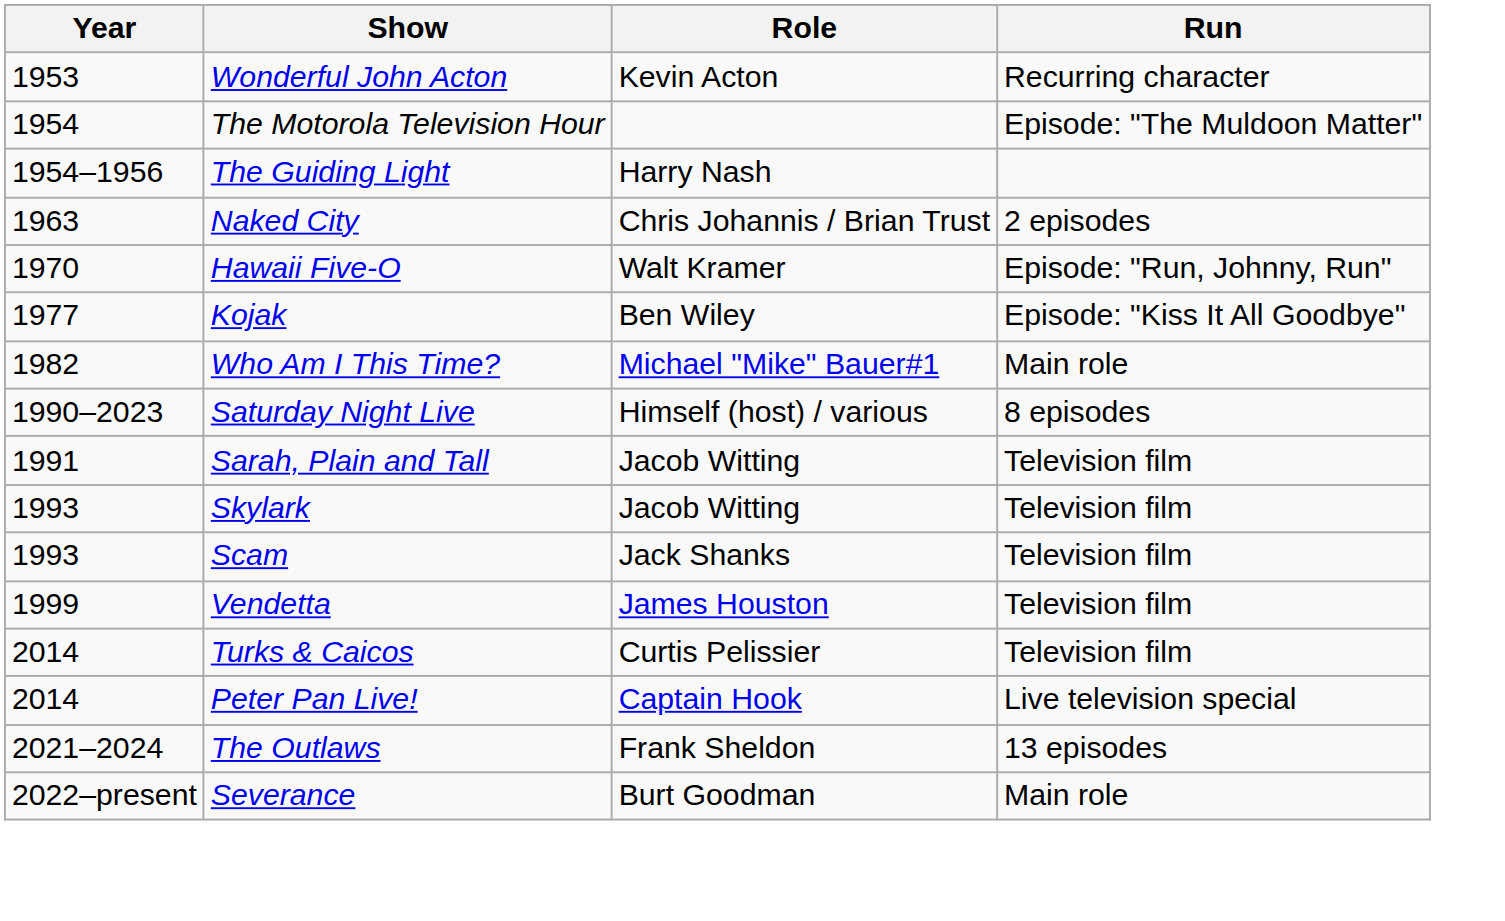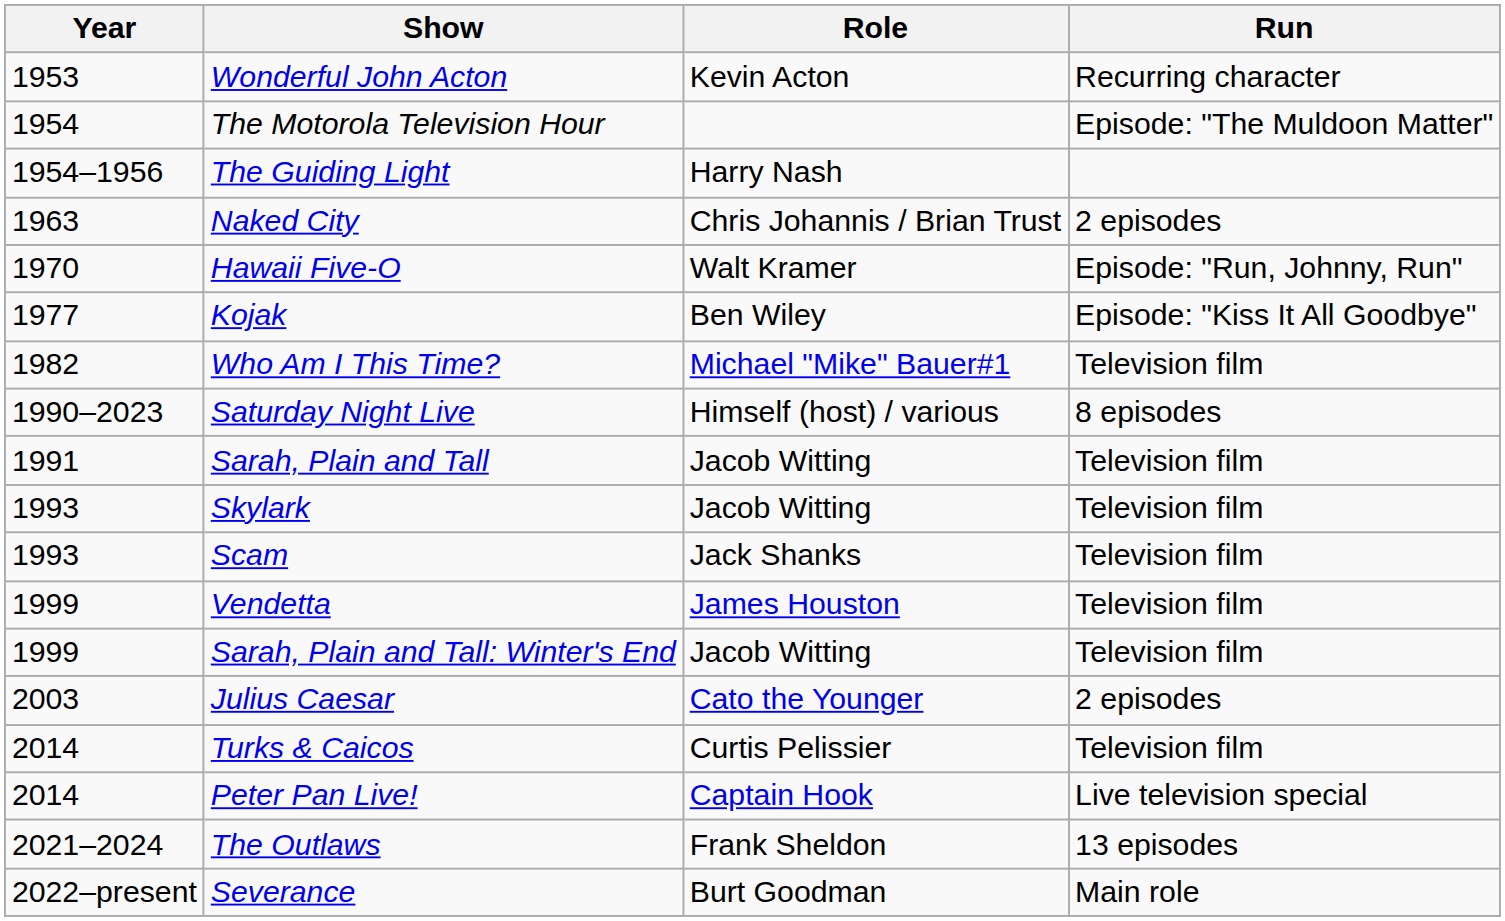(1066, 364) Main role -> (1169, 364) Television film
+ row: (443, 651)
+ row: (302, 699)
